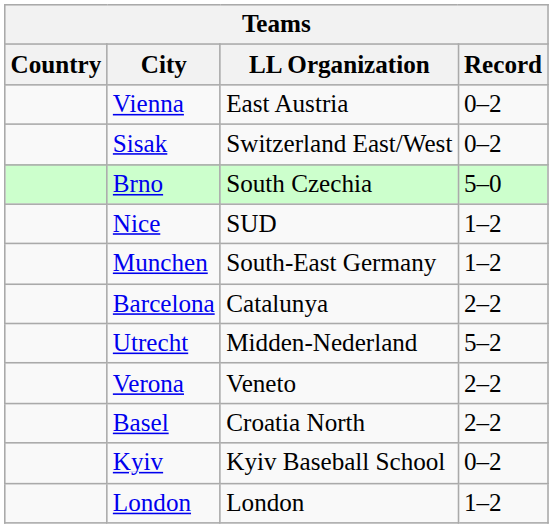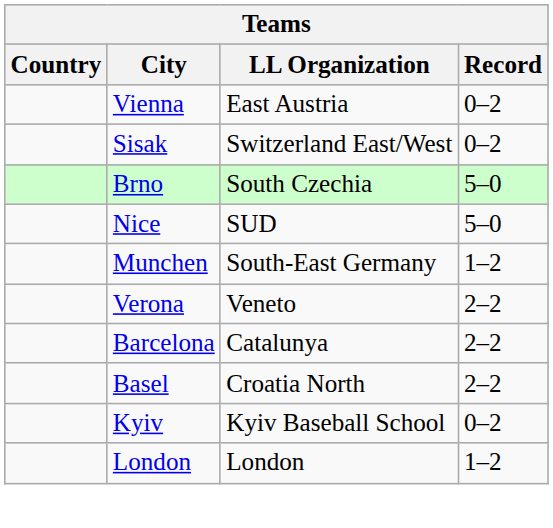(483, 223) 1–2 -> (483, 223) 5–0
rows swapped: (148, 382) <-> (164, 303)
- row: (151, 343)
